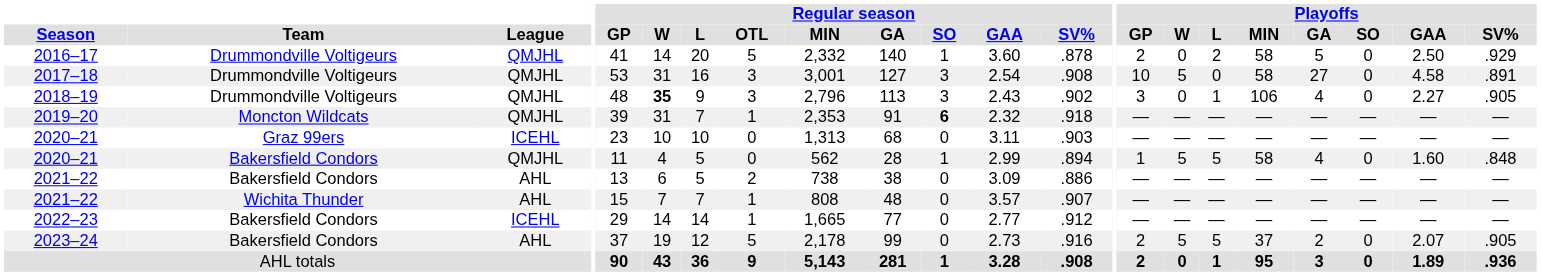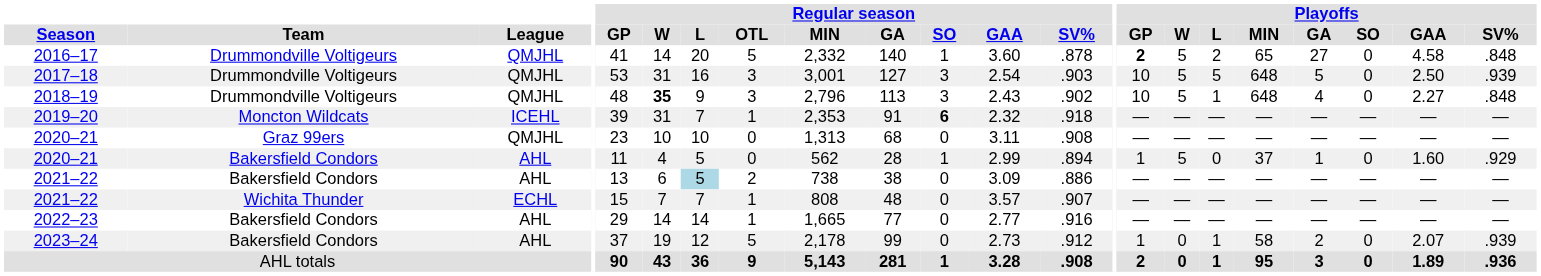(1141, 55) normal -> (1141, 55) bold
(1182, 55) 0 -> (1182, 55) 5
(1264, 55) 58 -> (1264, 55) 65
(1319, 55) 5 -> (1319, 55) 27
(1428, 55) 2.50 -> (1428, 55) 4.58
(1500, 55) .929 -> (1500, 55) .848
(1077, 76) .908 -> (1077, 76) .903
(1217, 76) 0 -> (1217, 76) 5
(1264, 76) 58 -> (1264, 76) 648
(1319, 76) 27 -> (1319, 76) 5
(1428, 76) 4.58 -> (1428, 76) 2.50
(1500, 76) .891 -> (1500, 76) .939
(1141, 96) 3 -> (1141, 96) 10
(1182, 96) 0 -> (1182, 96) 5
(1264, 96) 106 -> (1264, 96) 648
(1500, 96) .905 -> (1500, 96) .848
(535, 117) QMJHL -> (535, 117) ICEHL
(535, 137) ICEHL -> (535, 137) QMJHL
(1077, 137) .903 -> (1077, 137) .908
(535, 158) QMJHL -> (535, 158) AHL
(1217, 158) 5 -> (1217, 158) 0
(1264, 158) 58 -> (1264, 158) 37
(1319, 158) 4 -> (1319, 158) 1
(1500, 158) .848 -> (1500, 158) .929
(700, 179) no background -> (700, 179) lightblue background
(535, 199) AHL -> (535, 199) ECHL
(535, 220) ICEHL -> (535, 220) AHL
(1077, 220) .912 -> (1077, 220) .916
(1077, 240) .916 -> (1077, 240) .912
(1141, 240) 2 -> (1141, 240) 1
(1182, 240) 5 -> (1182, 240) 0
(1217, 240) 5 -> (1217, 240) 1
(1264, 240) 37 -> (1264, 240) 58
(1500, 240) .905 -> (1500, 240) .939
